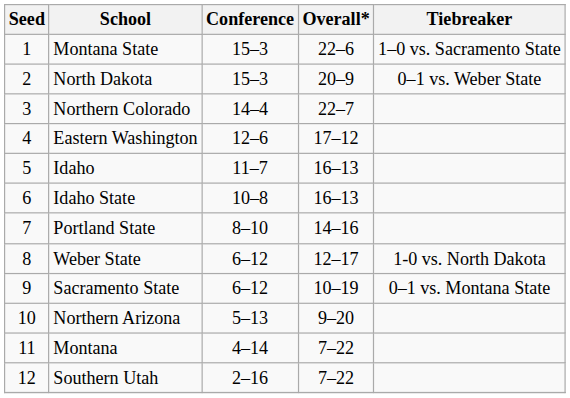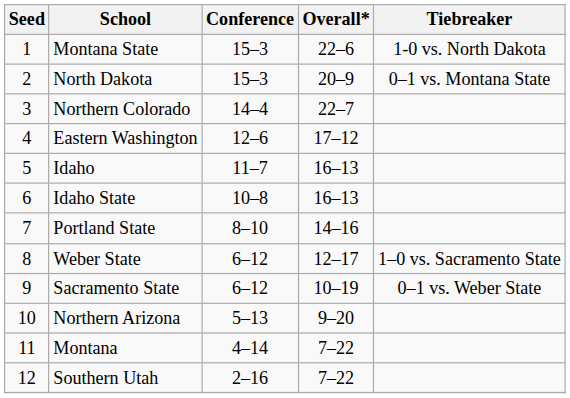(469, 49) 1–0 vs. Sacramento State -> (469, 49) 1-0 vs. North Dakota
(469, 79) 0–1 vs. Weber State -> (469, 79) 0–1 vs. Montana State
(469, 258) 1-0 vs. North Dakota -> (469, 258) 1–0 vs. Sacramento State
(469, 288) 0–1 vs. Montana State -> (469, 288) 0–1 vs. Weber State
